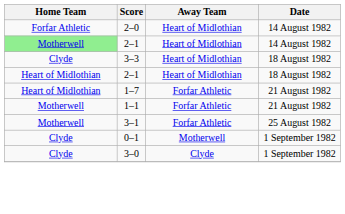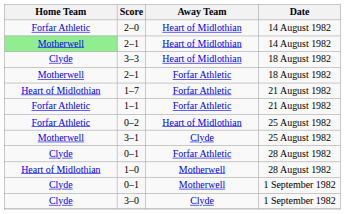(61, 75) Heart of Midlothian -> (61, 75) Motherwell
(202, 75) Heart of Midlothian -> (202, 75) Forfar Athletic
(61, 106) Motherwell -> (61, 106) Forfar Athletic
+ row: (131, 122)
(202, 122) Forfar Athletic -> (202, 138) Clyde
+ row: (131, 153)
+ row: (131, 169)
